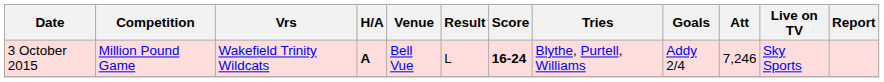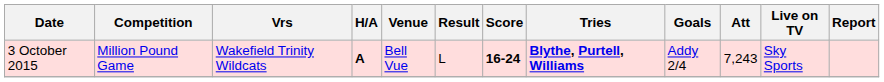(579, 58) normal -> (577, 58) bold
(740, 58) 7,246 -> (741, 58) 7,243
